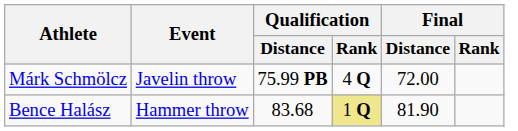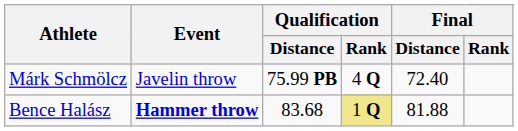(418, 79) 72.00 -> (427, 79) 72.40
(192, 110) normal -> (197, 110) bold
(418, 110) 81.90 -> (427, 110) 81.88
